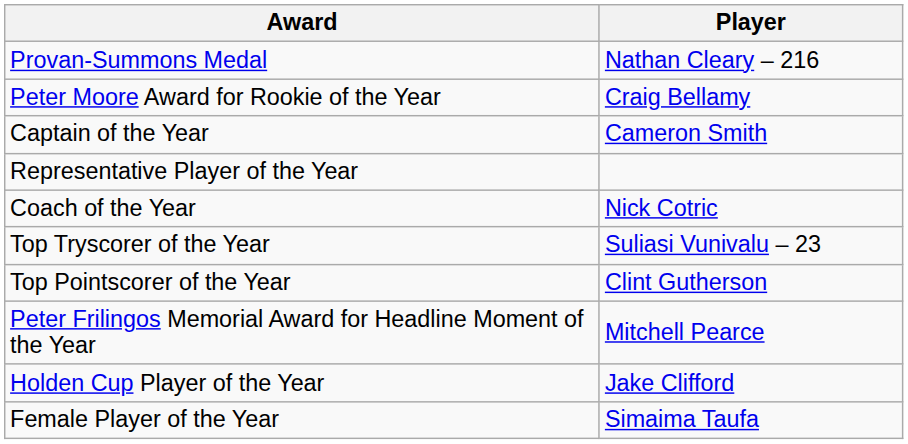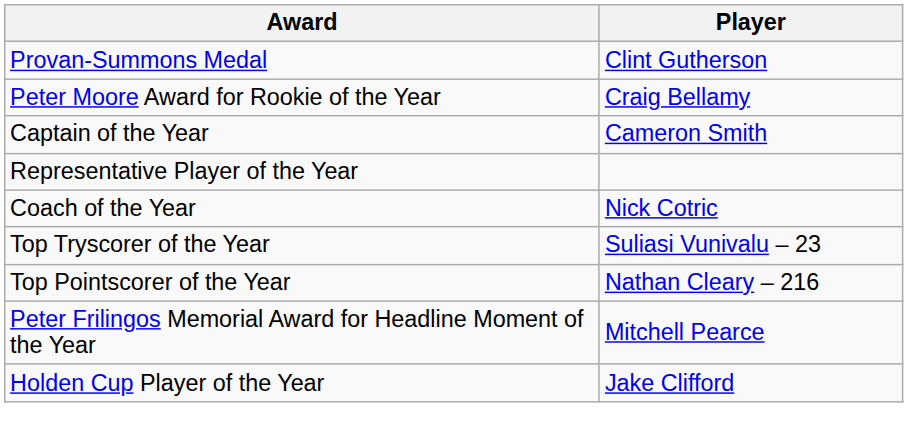(712, 60) Nathan Cleary – 216 -> (686, 60) Clint Gutherson
(686, 282) Clint Gutherson -> (712, 282) Nathan Cleary – 216
- row: (145, 419)
